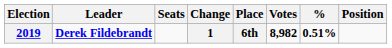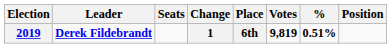(283, 33) 8,982 -> (283, 33) 9,819
